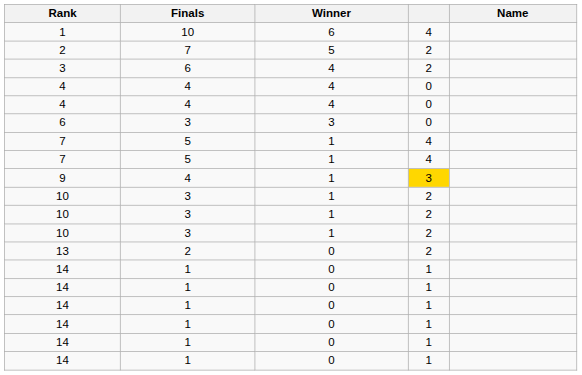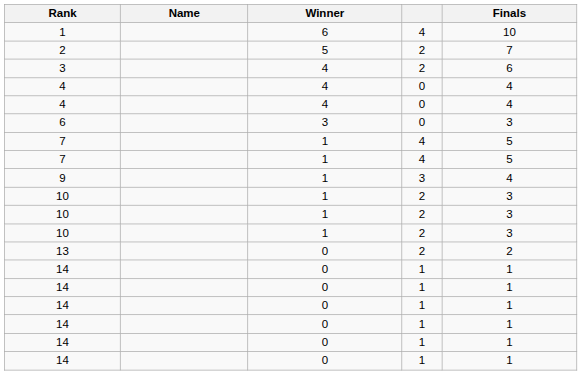columns swapped: (513, 13) <-> (188, 13)
(429, 178) gold background -> (422, 178) no background
